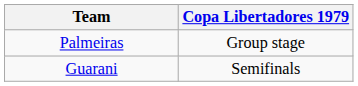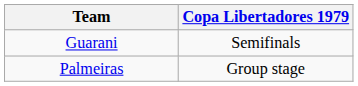rows swapped: (92, 68) <-> (92, 42)
